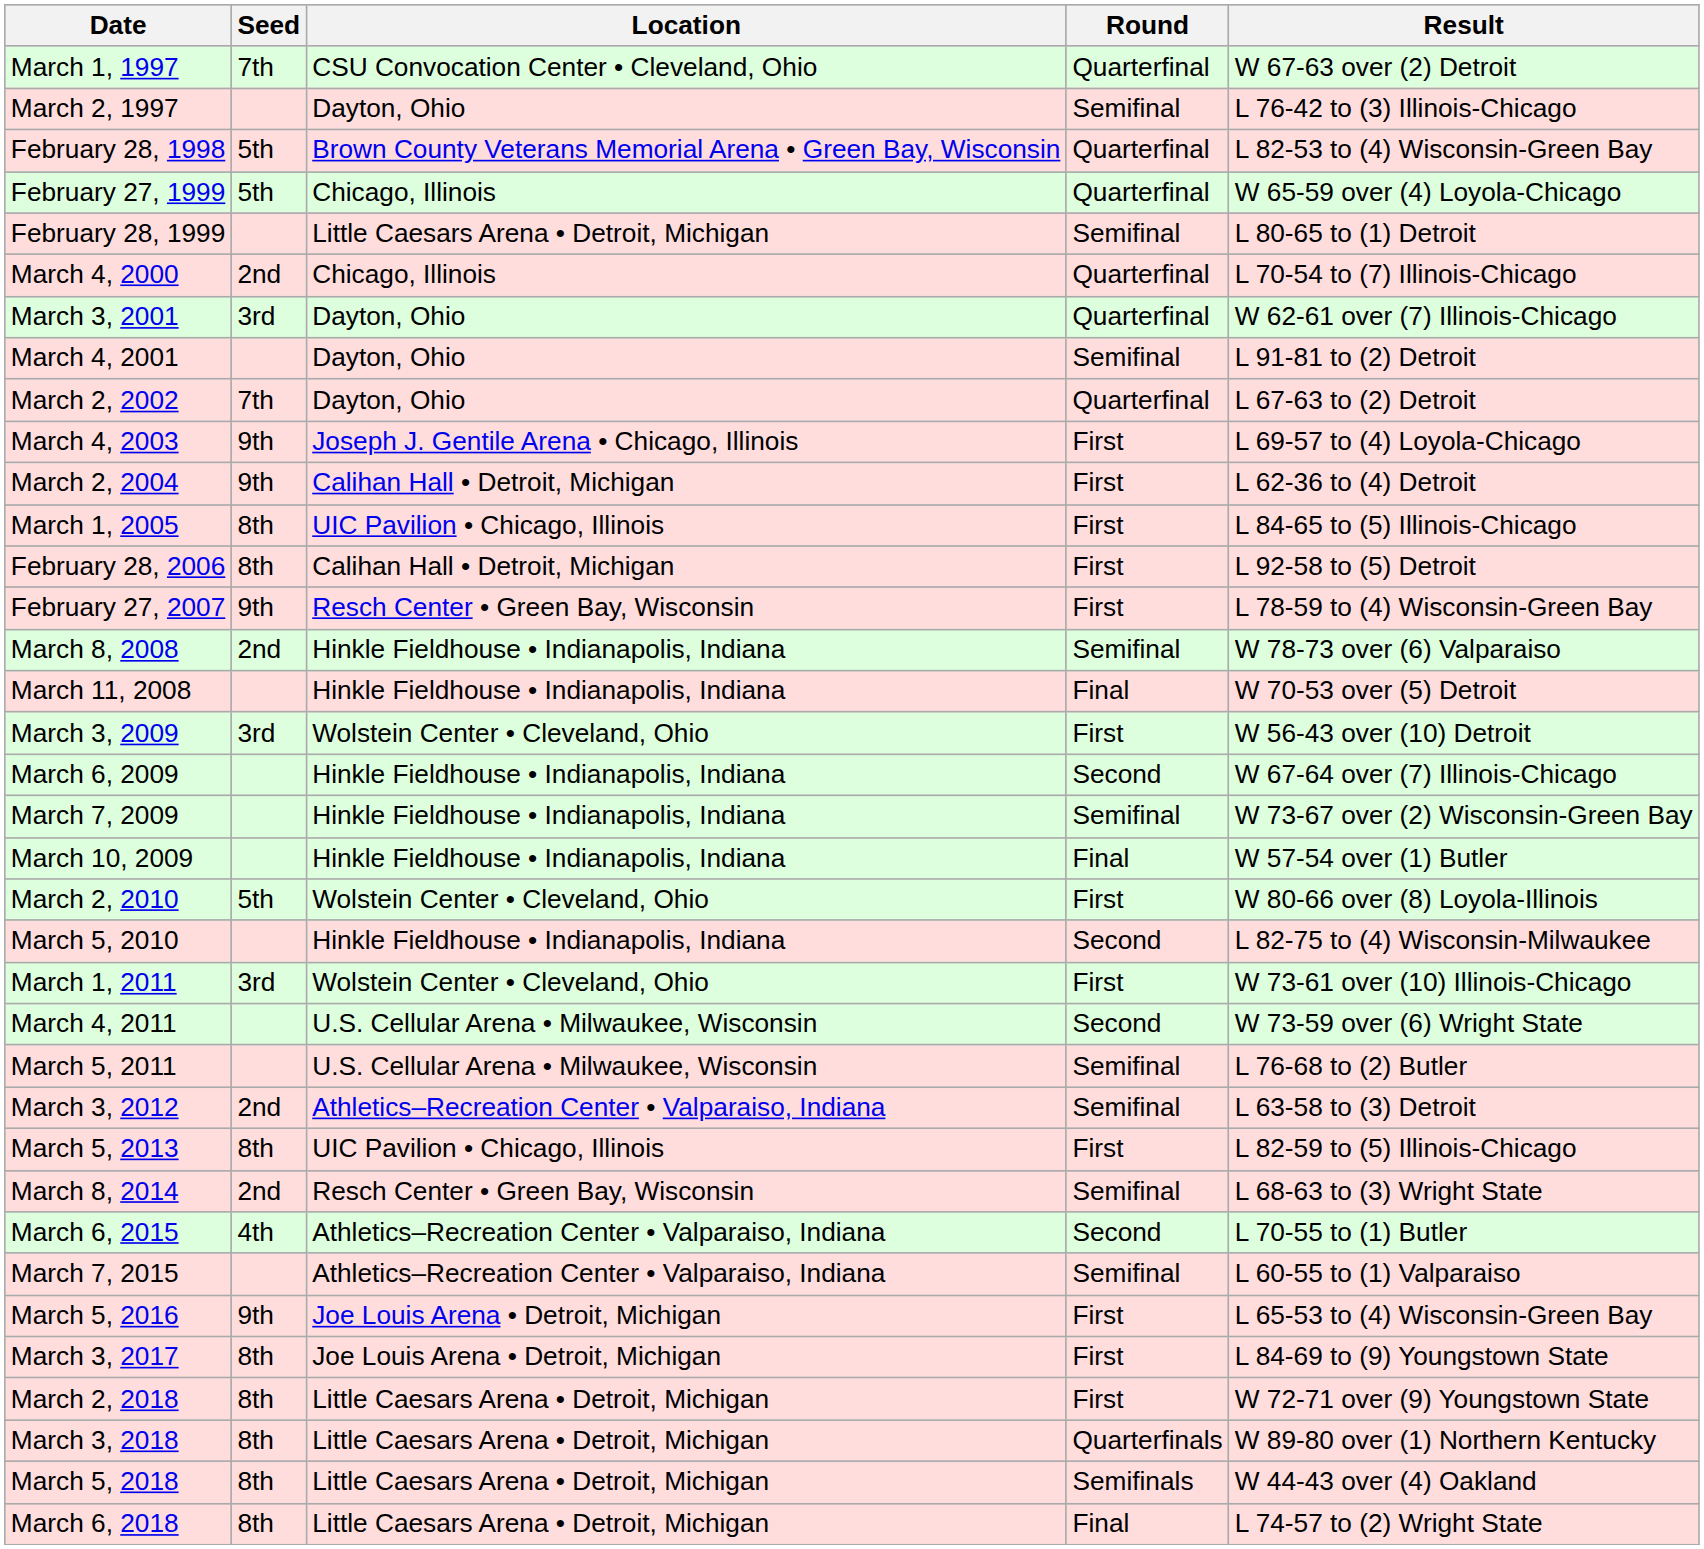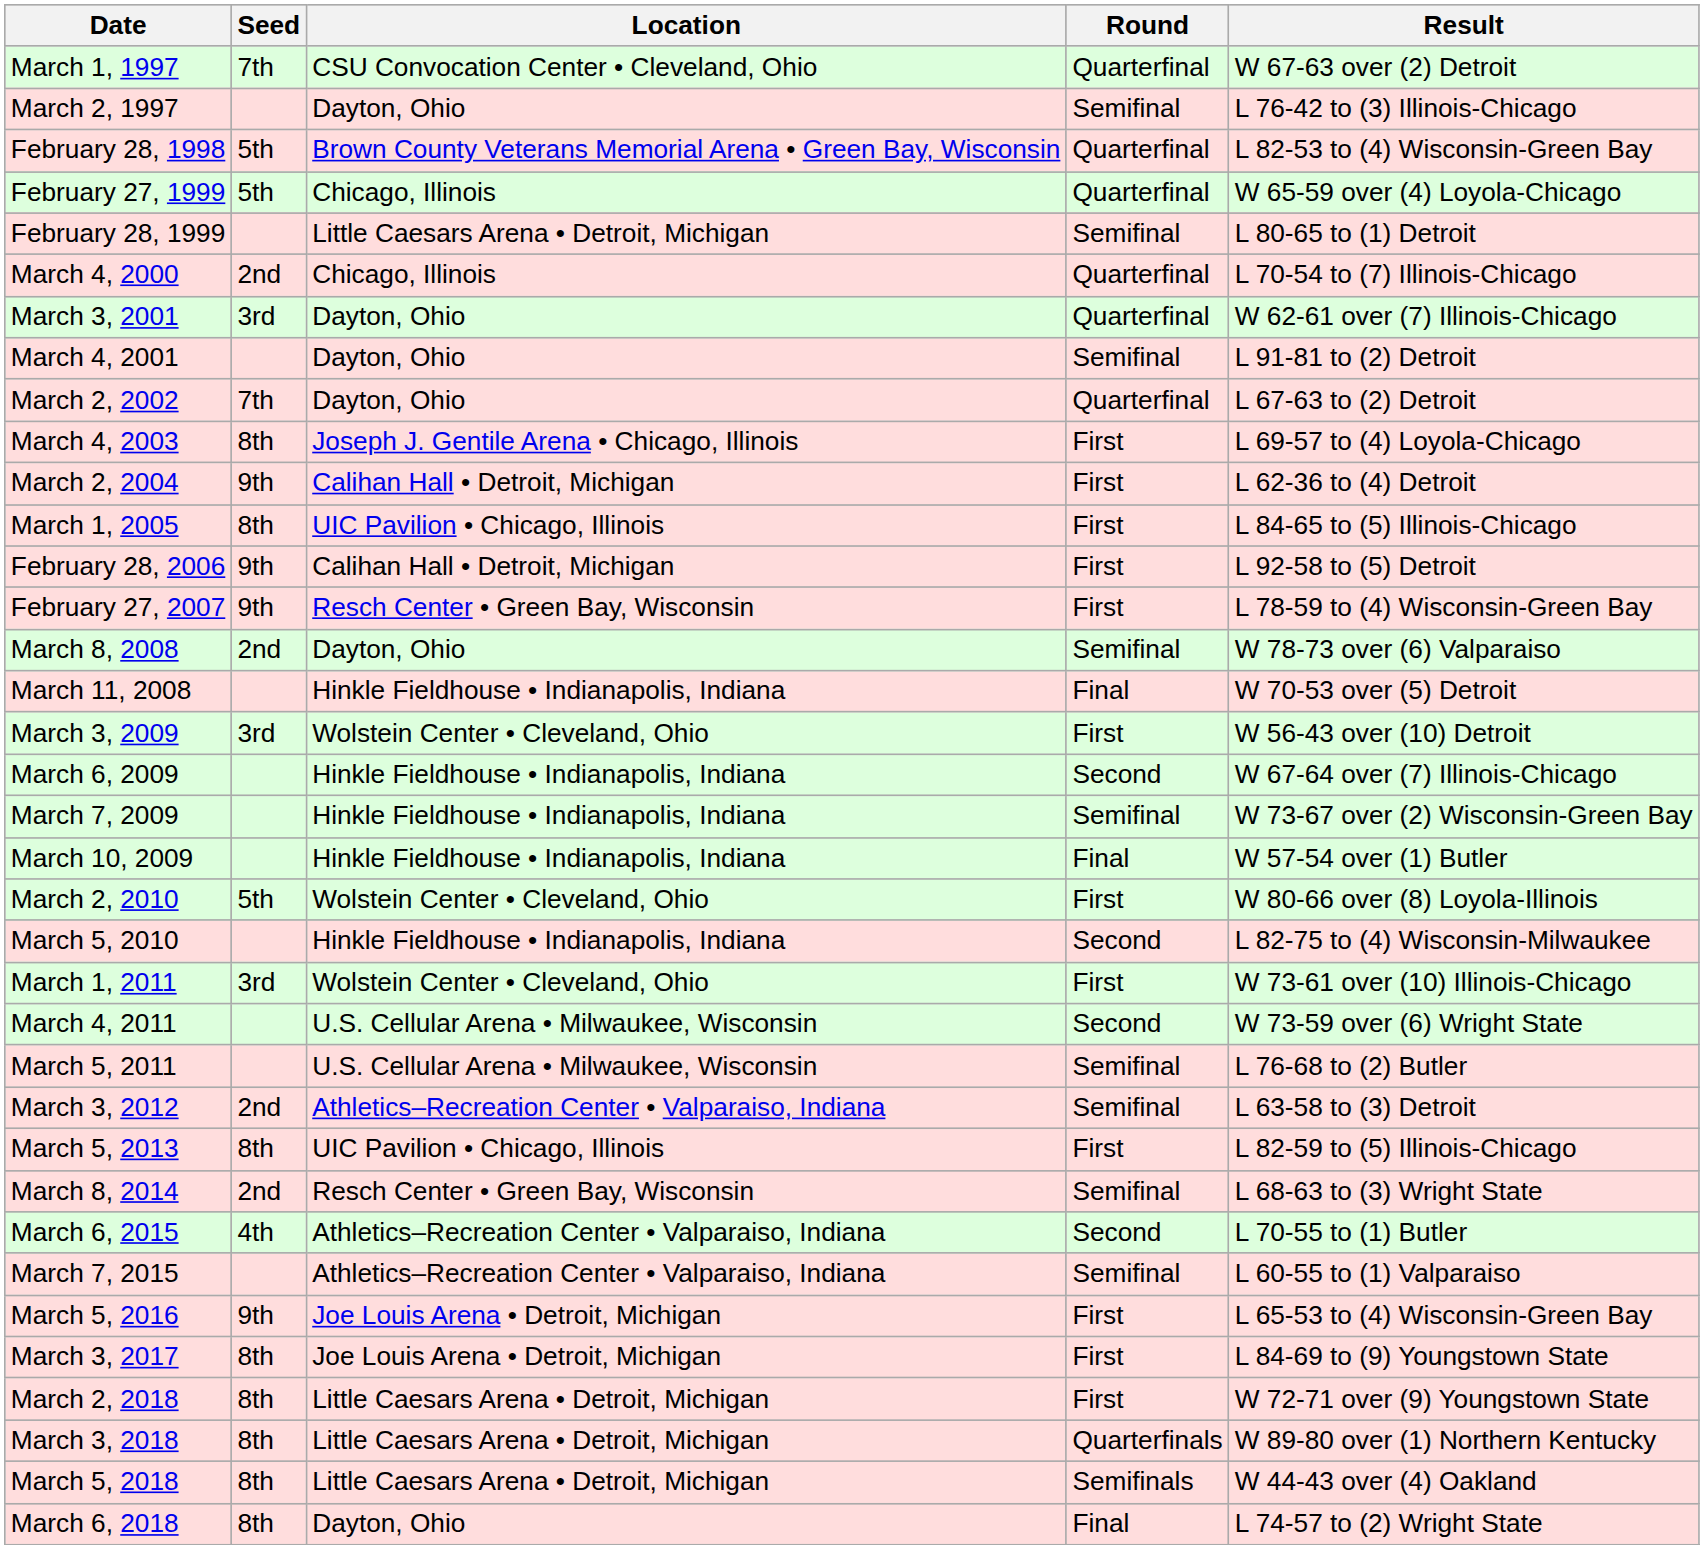(256, 441) 9th -> (256, 441) 8th
(256, 566) 8th -> (256, 566) 9th
(549, 649) Hinkle Fieldhouse • Indianapolis, Indiana -> (389, 649) Dayton, Ohio
(541, 1523) Little Caesars Arena • Detroit, Michigan -> (389, 1523) Dayton, Ohio
